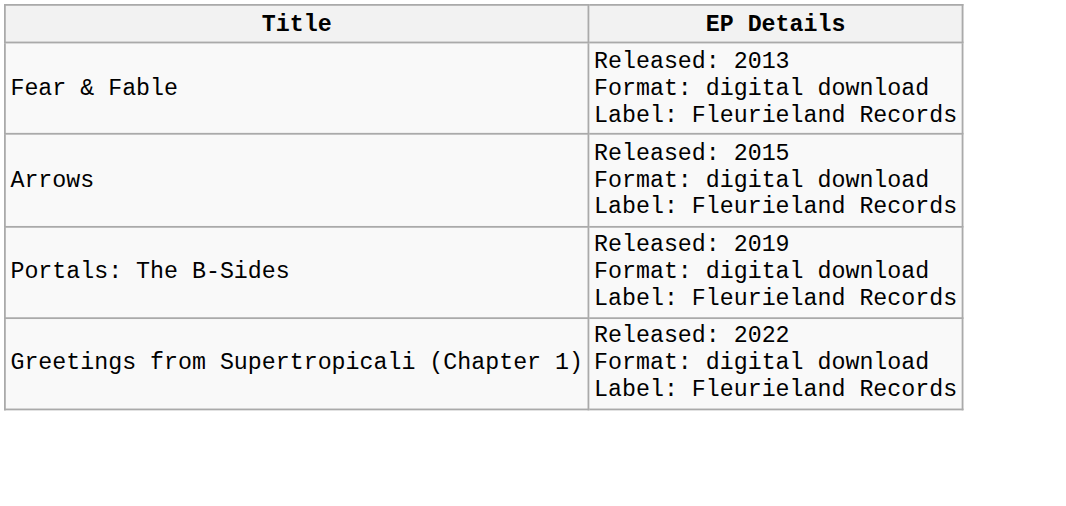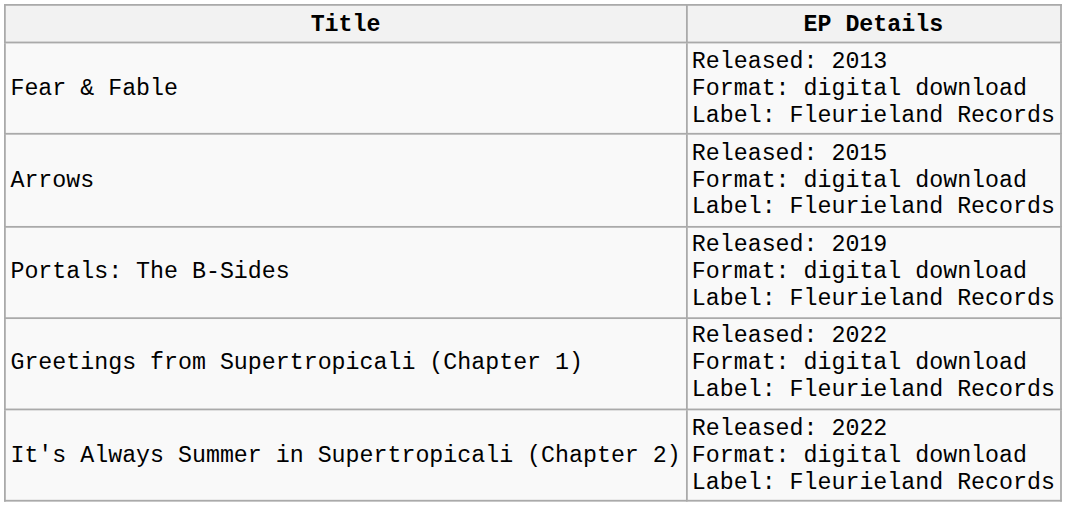+ row: (346, 455)
